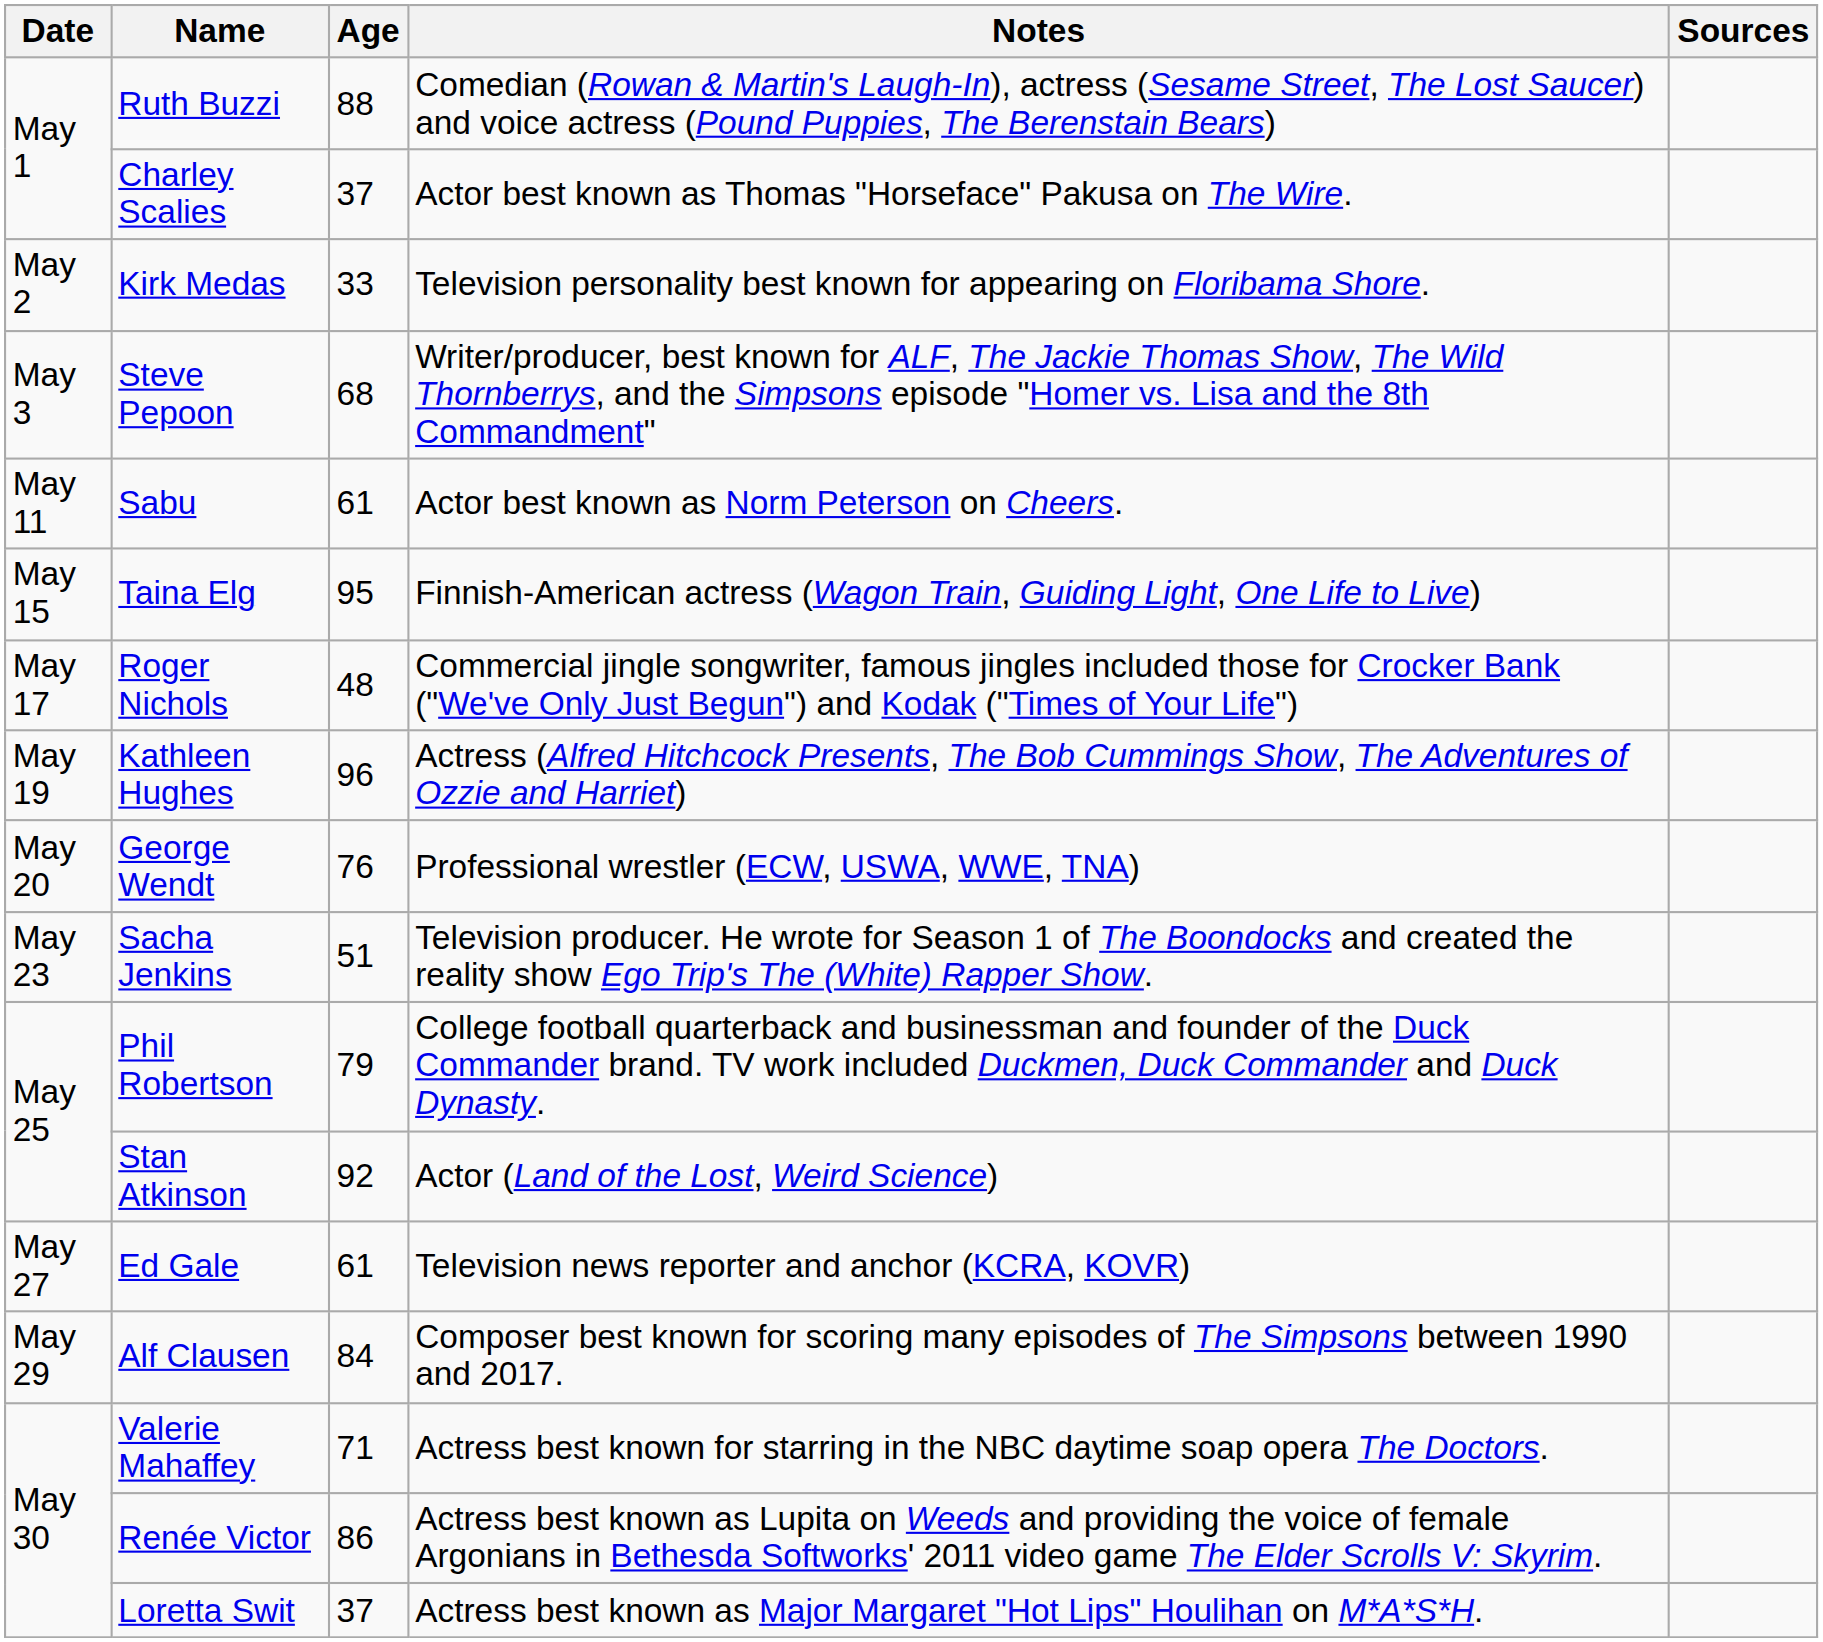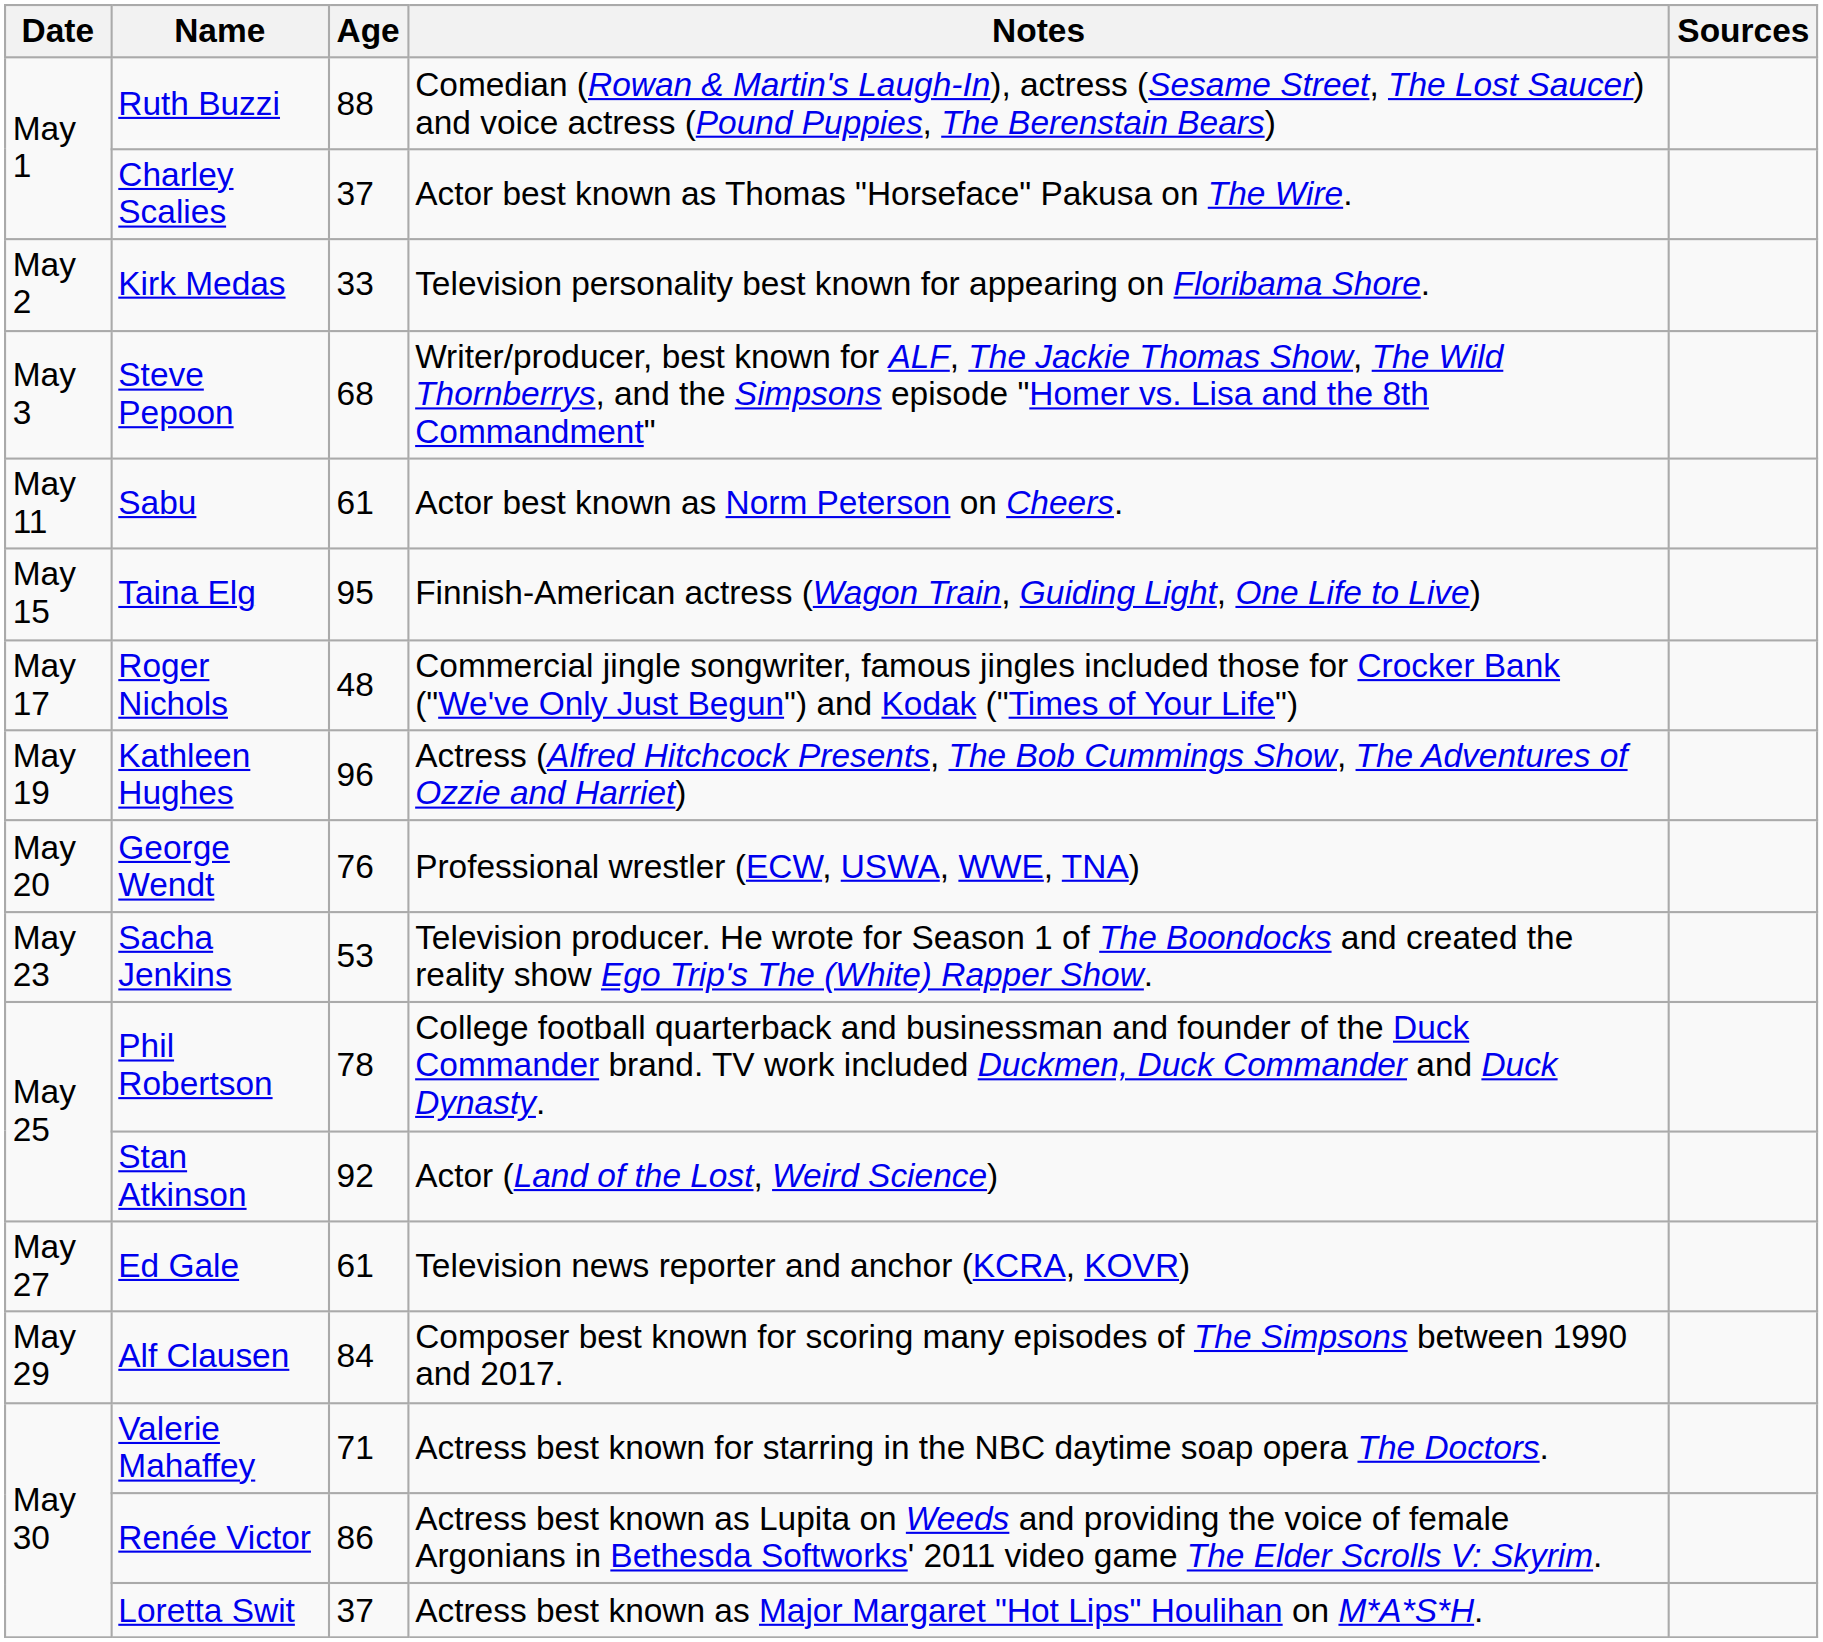(355, 956) 51 -> (355, 956) 53
(355, 1065) 79 -> (355, 1065) 78
